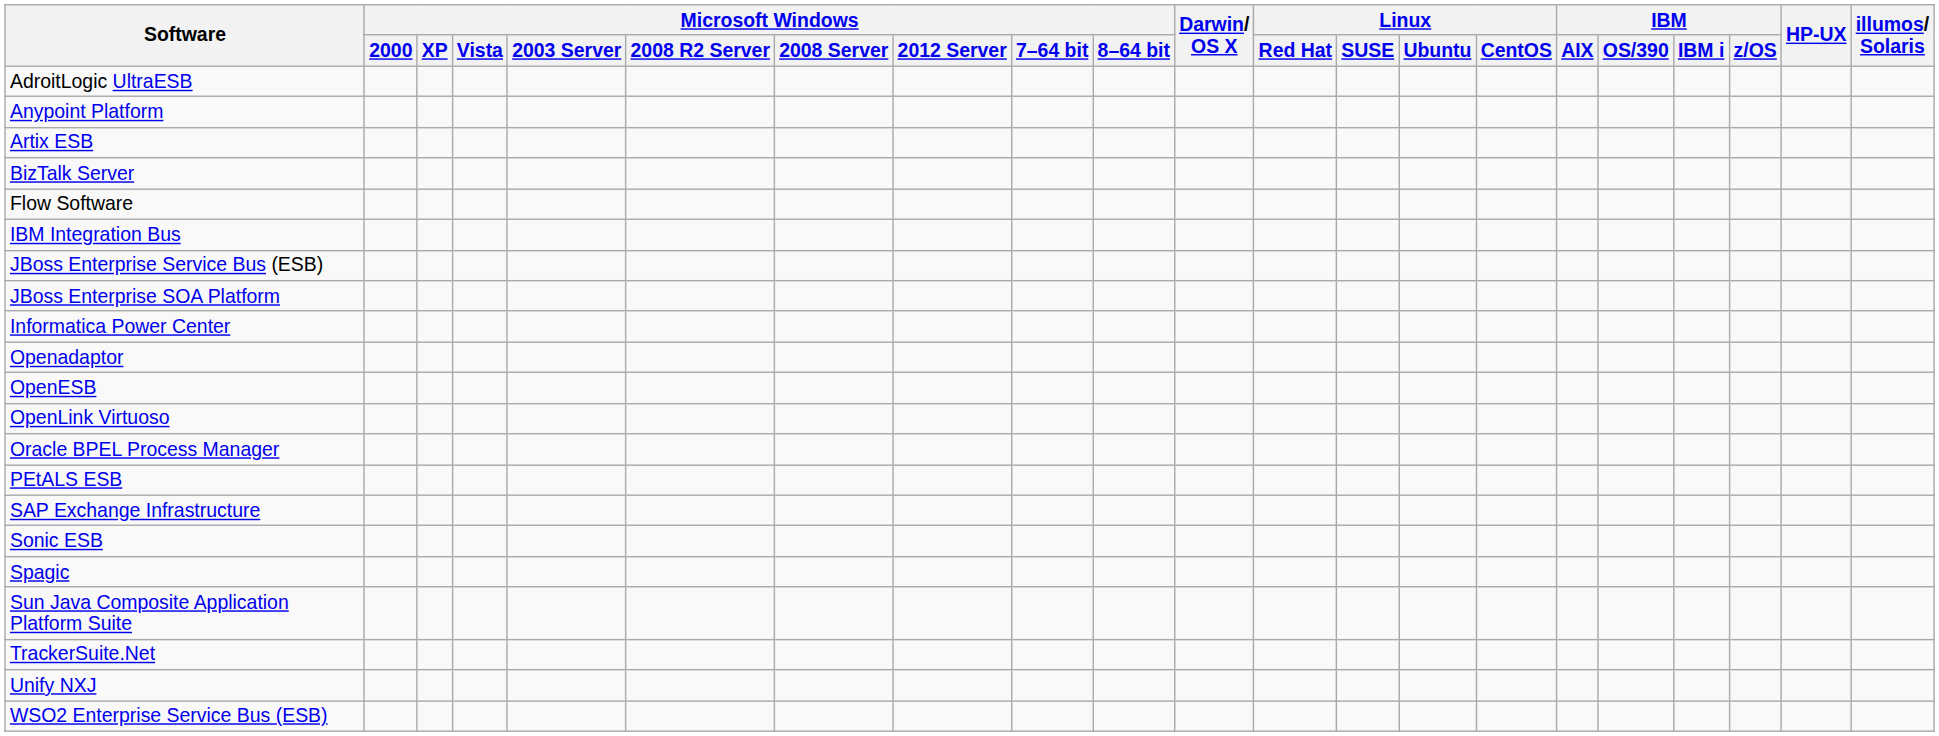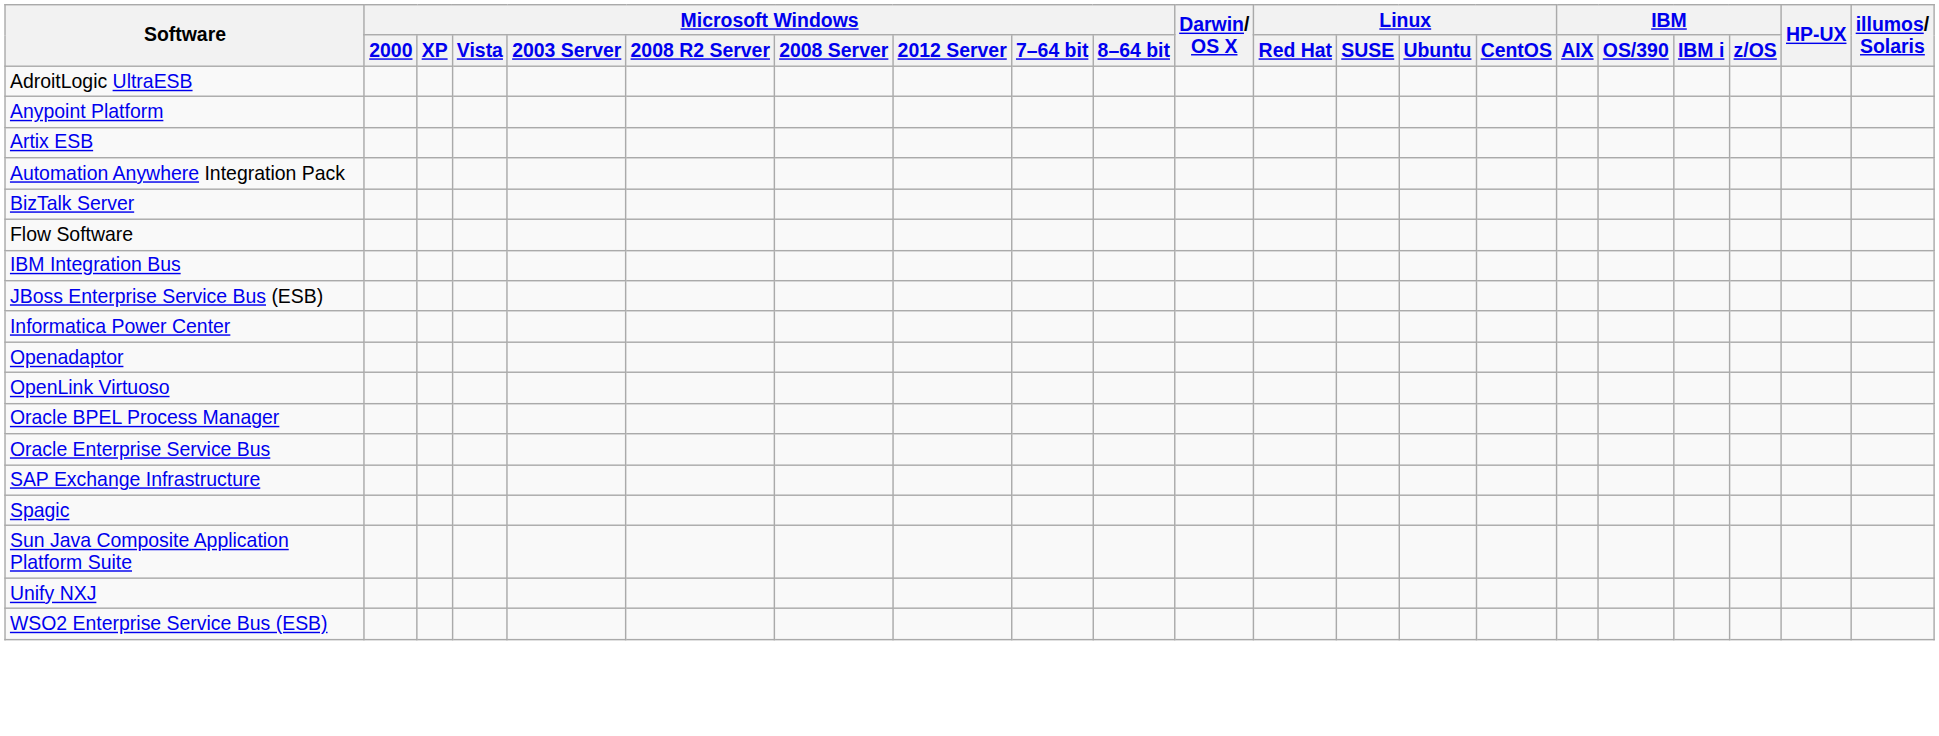+ row: (177, 173)
- row: (145, 296)
- row: (53, 388)
+ row: (140, 449)
- row: (66, 480)
- row: (56, 541)
- row: (83, 655)
